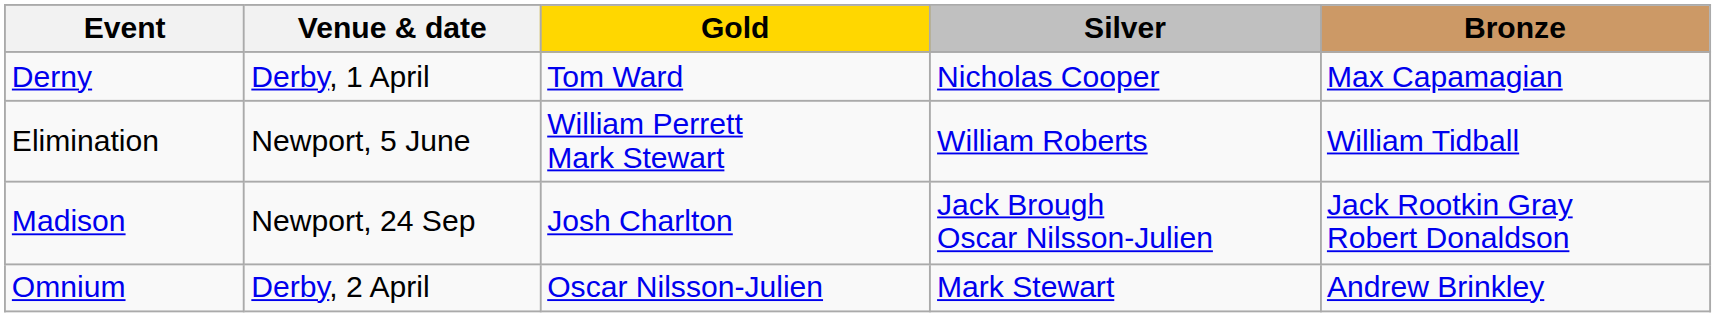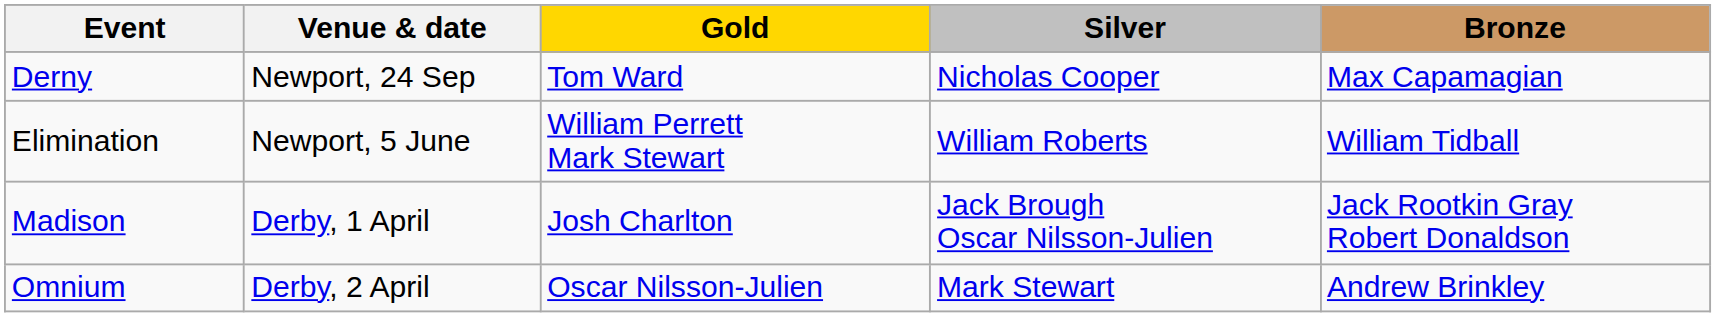(341, 76) Derby, 1 April -> (363, 76) Newport, 24 Sep
(363, 222) Newport, 24 Sep -> (341, 222) Derby, 1 April
